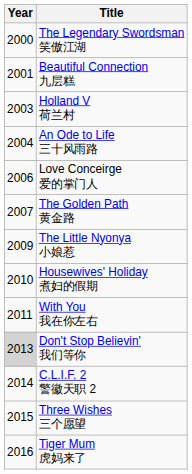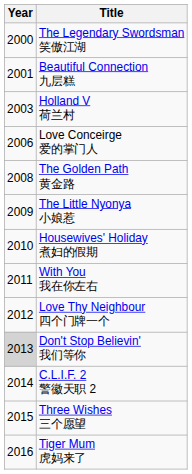- row: (77, 142)
(20, 212) 2007 -> (20, 177) 2008
+ row: (92, 314)
